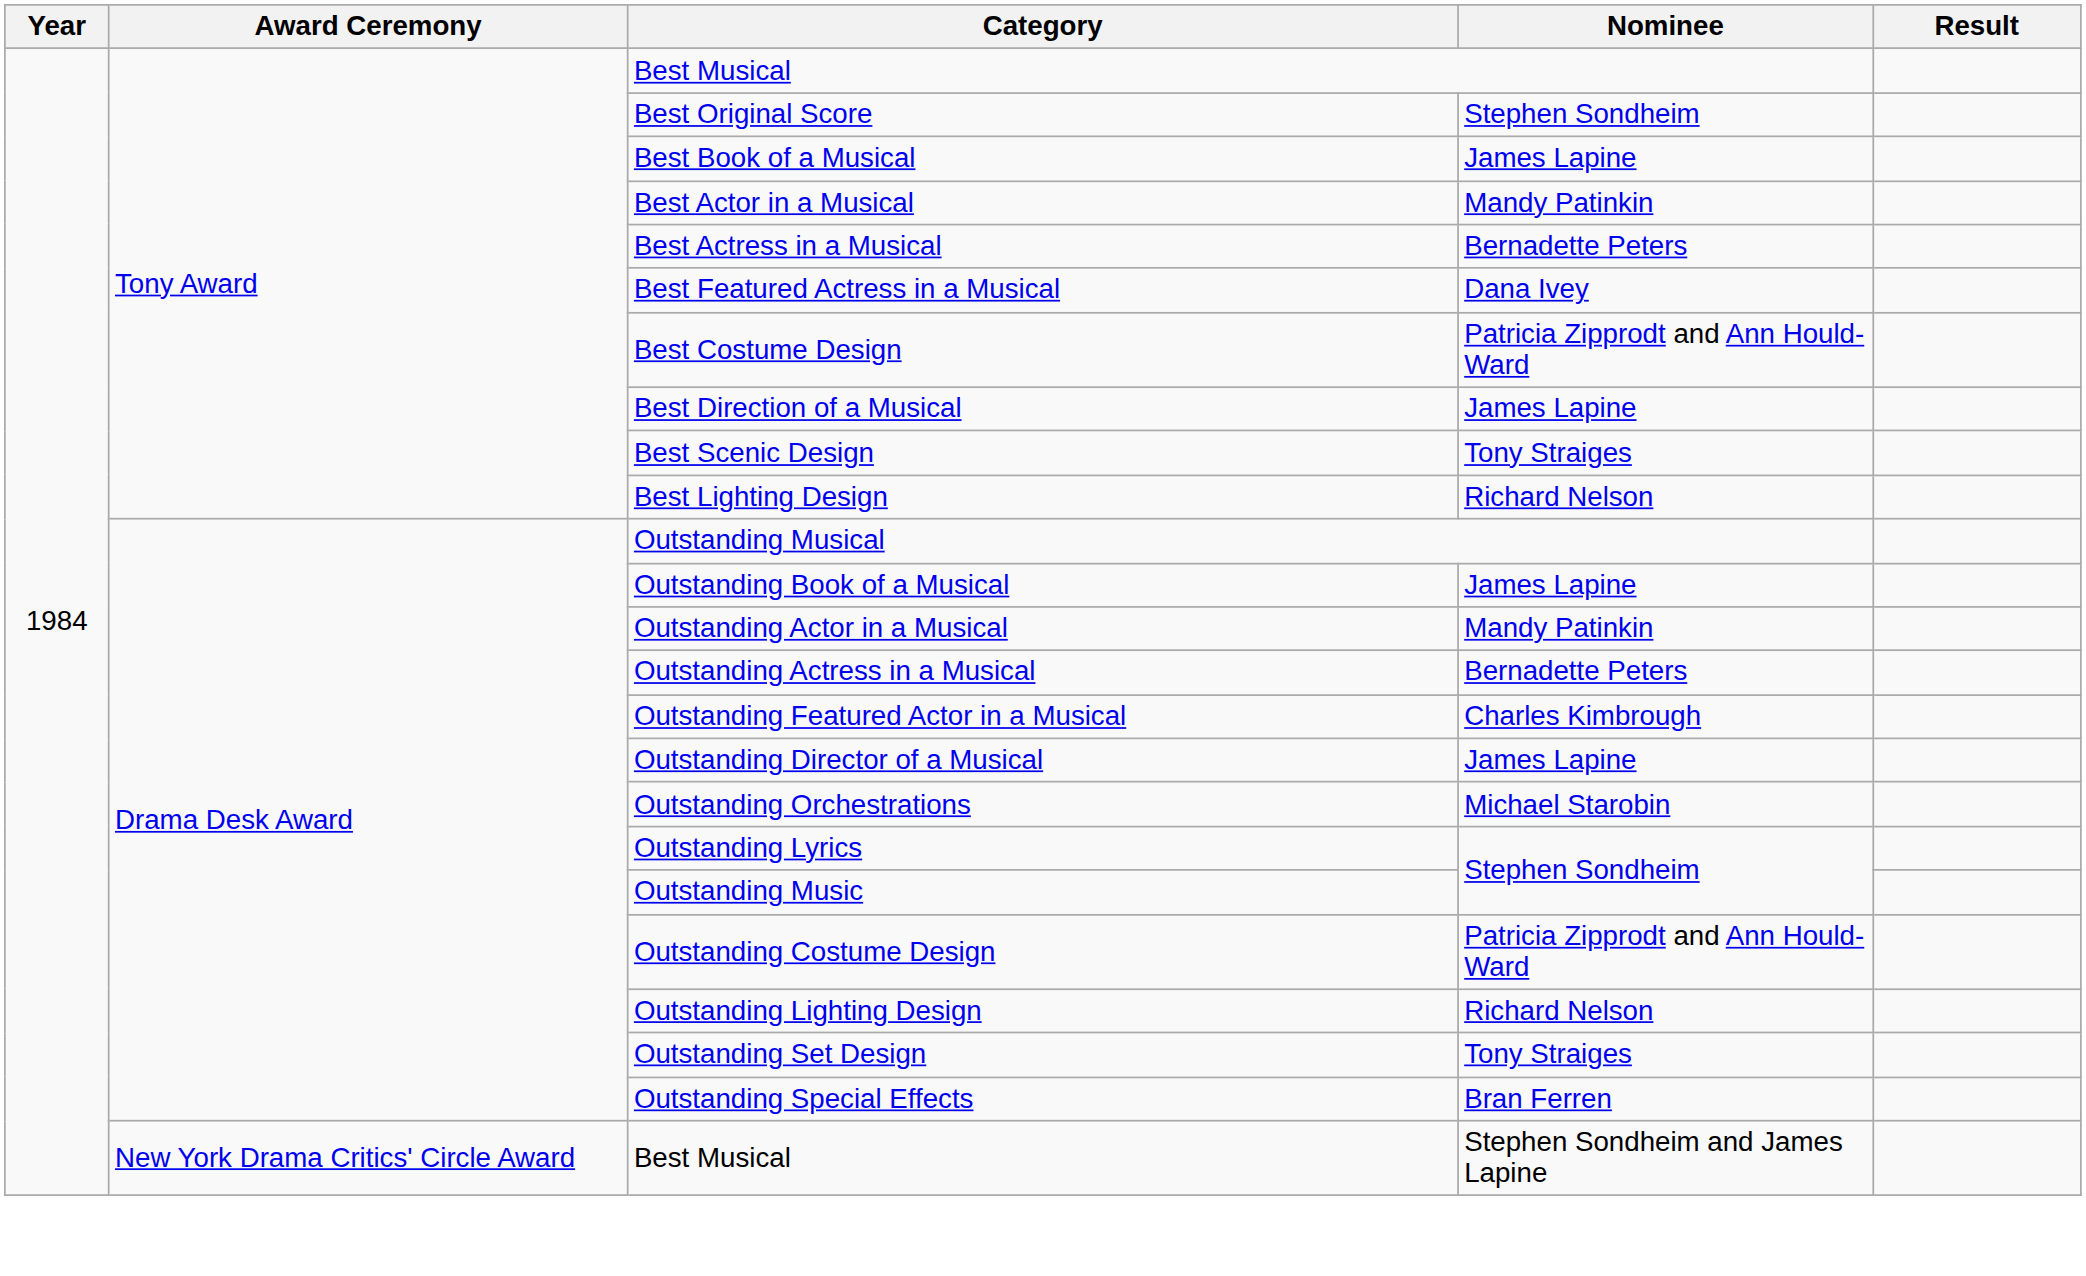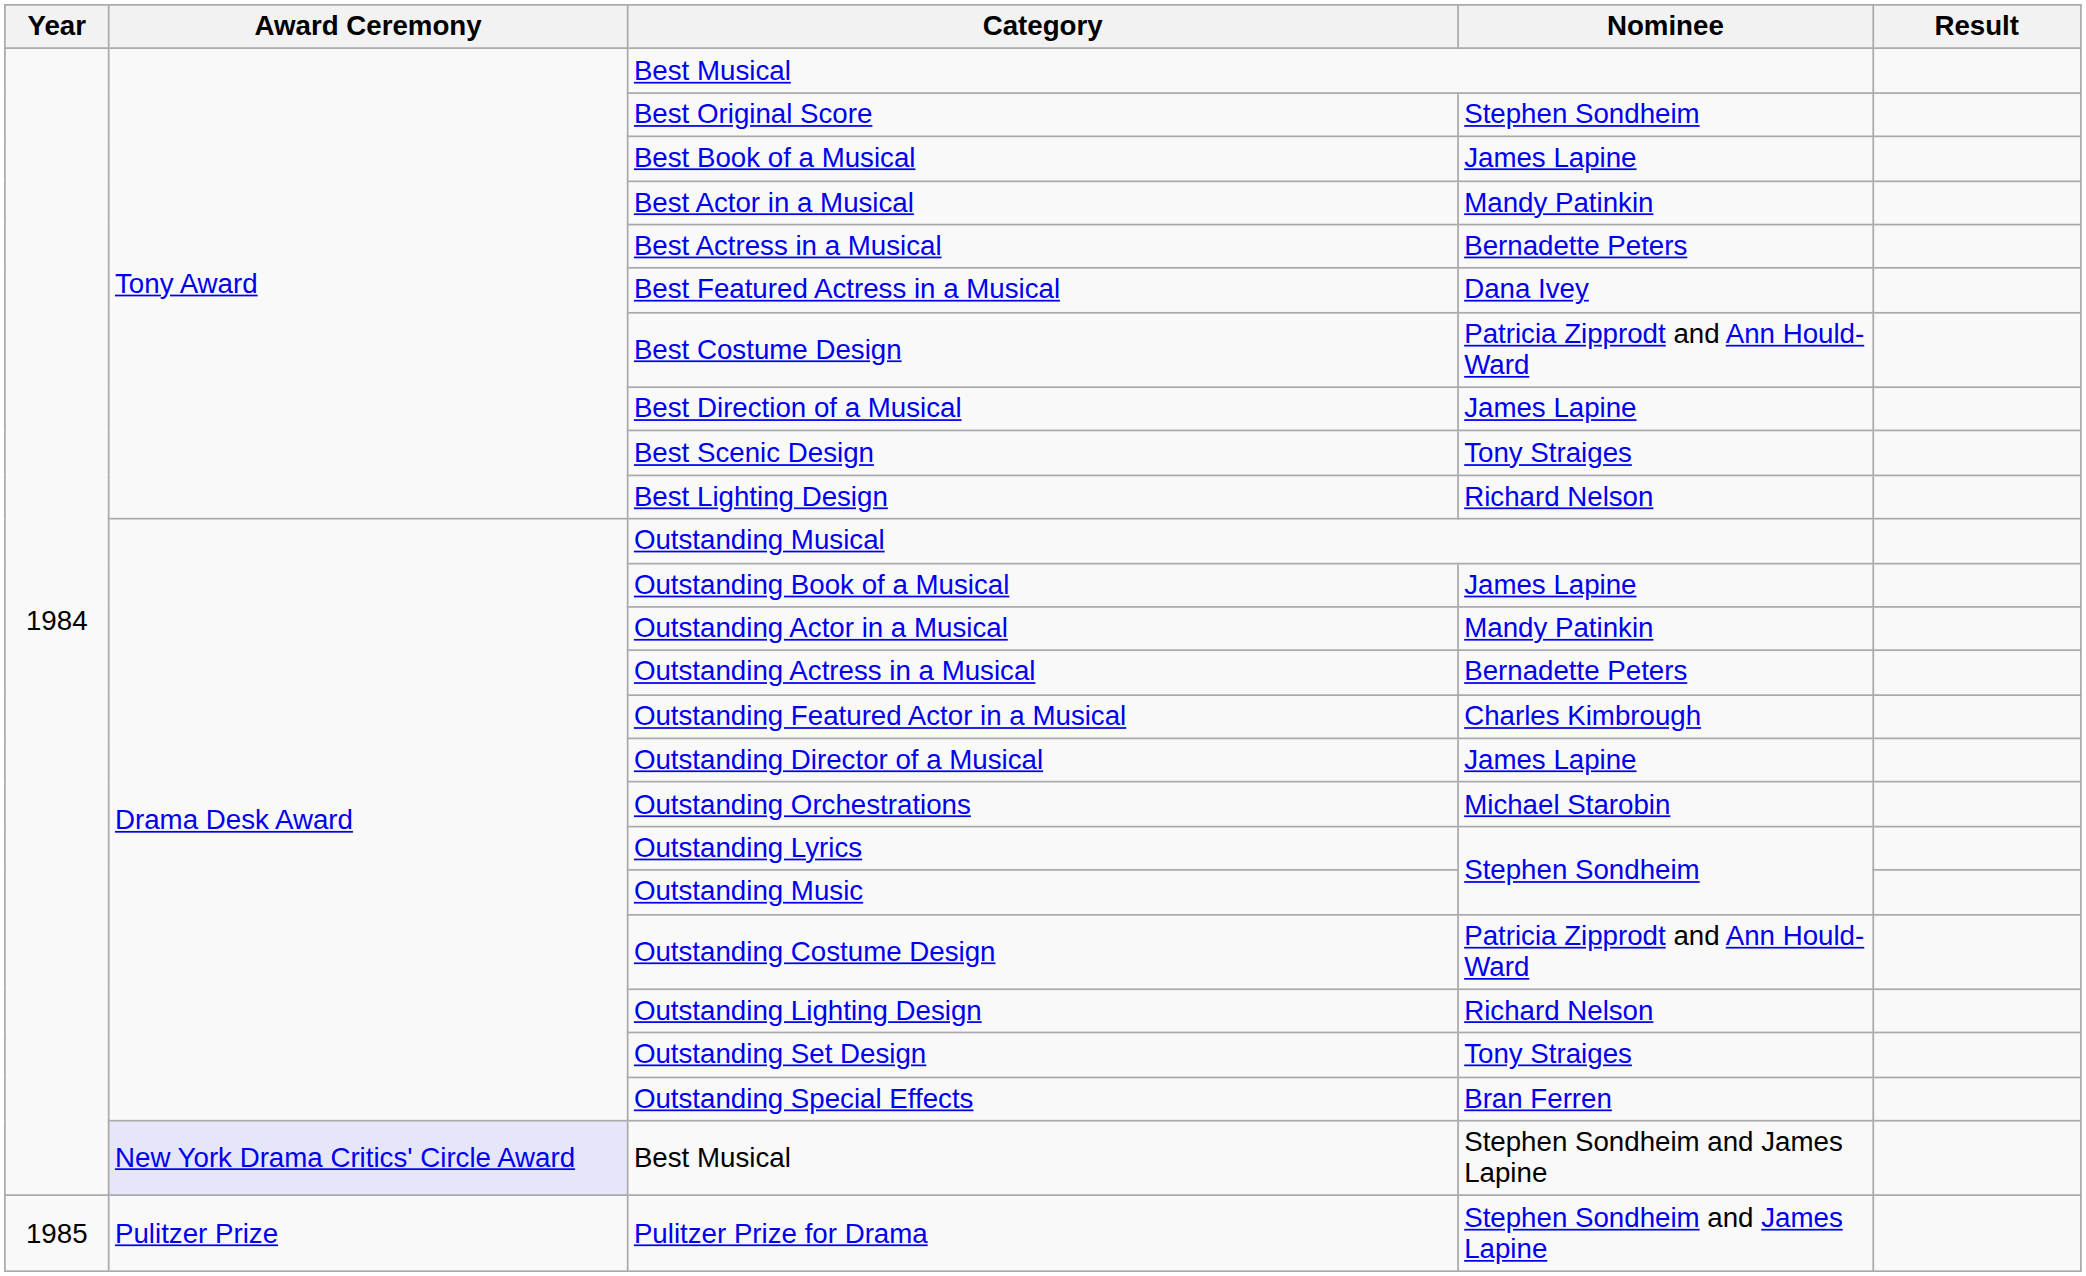(345, 1157) no background -> (345, 1157) lavender background
+ row: (781, 1232)
